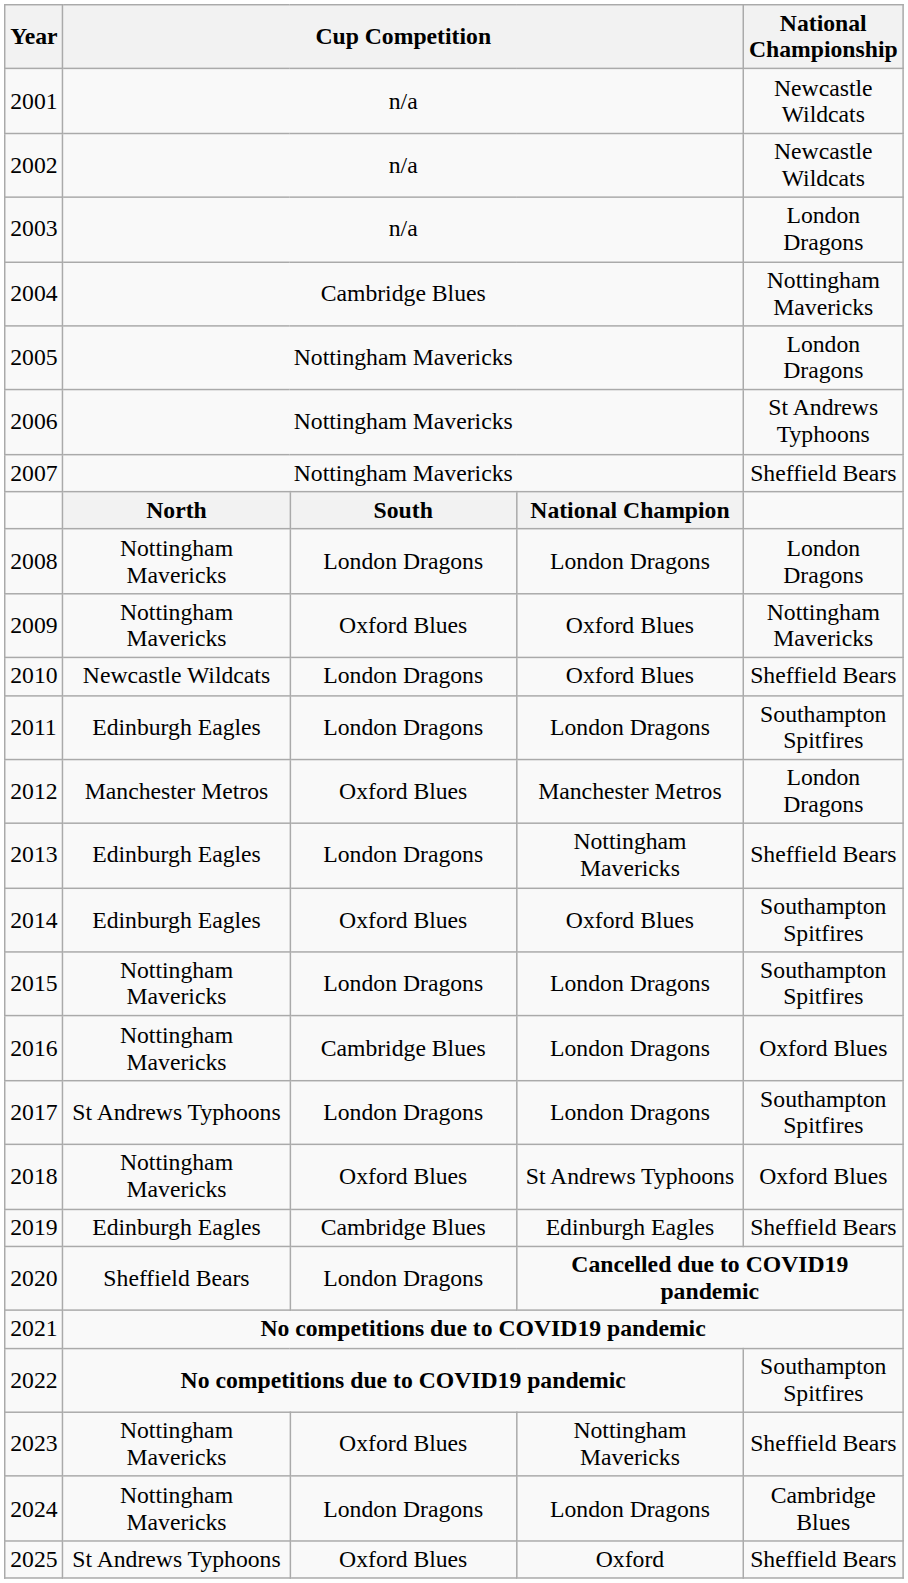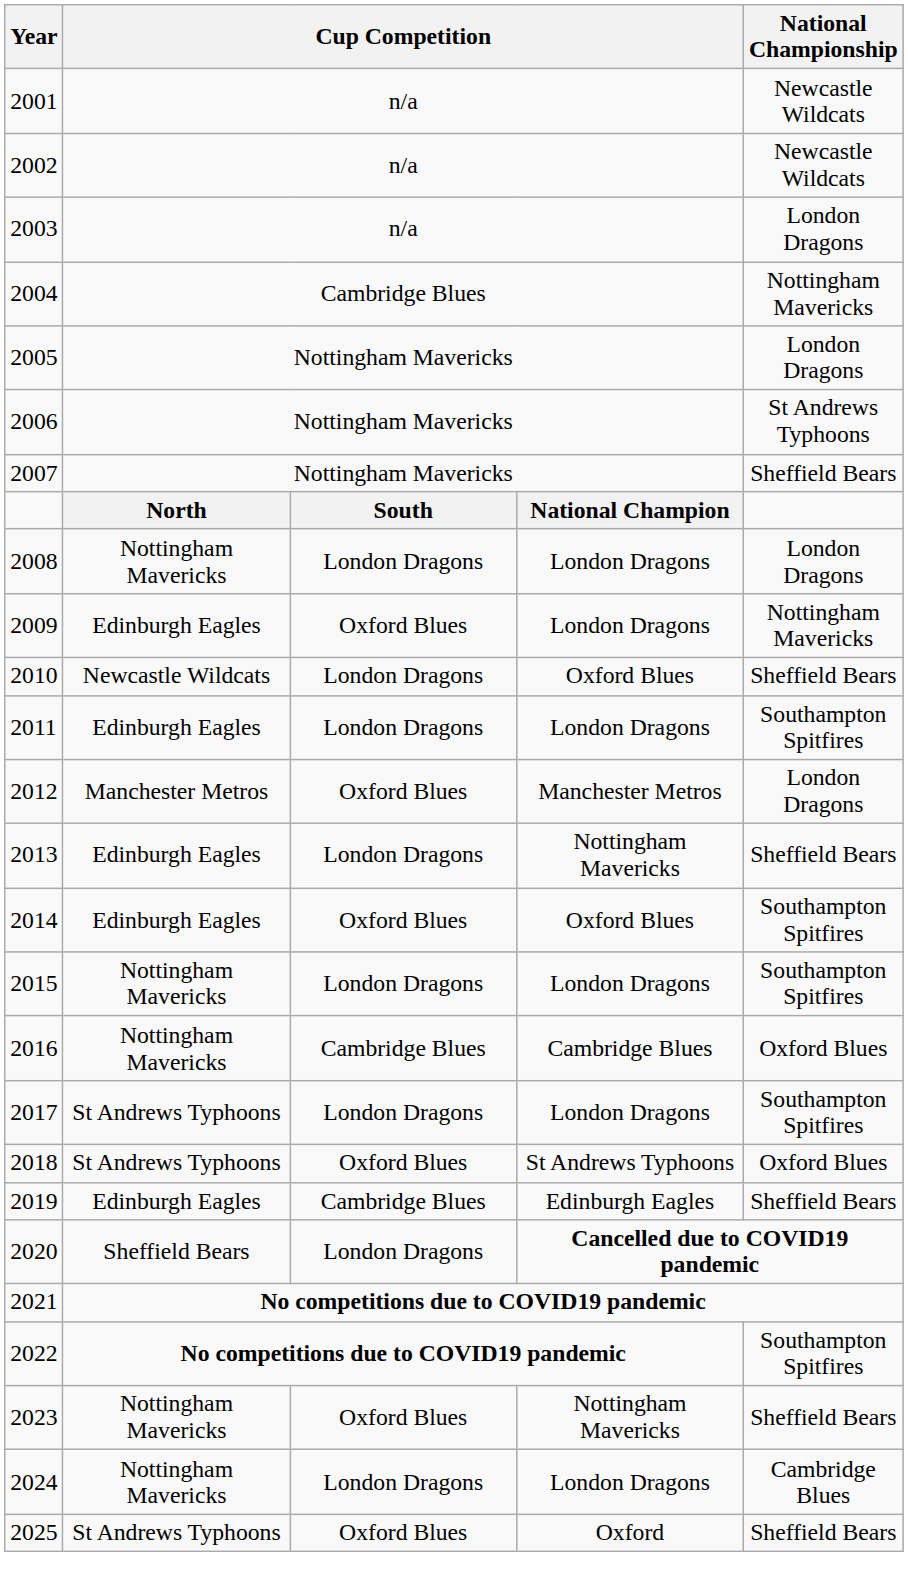(176, 625) Nottingham Mavericks -> (176, 625) Edinburgh Eagles
(630, 625) Oxford Blues -> (630, 625) London Dragons
(630, 1047) London Dragons -> (630, 1047) Cambridge Blues
(176, 1176) Nottingham Mavericks -> (176, 1163) St Andrews Typhoons
